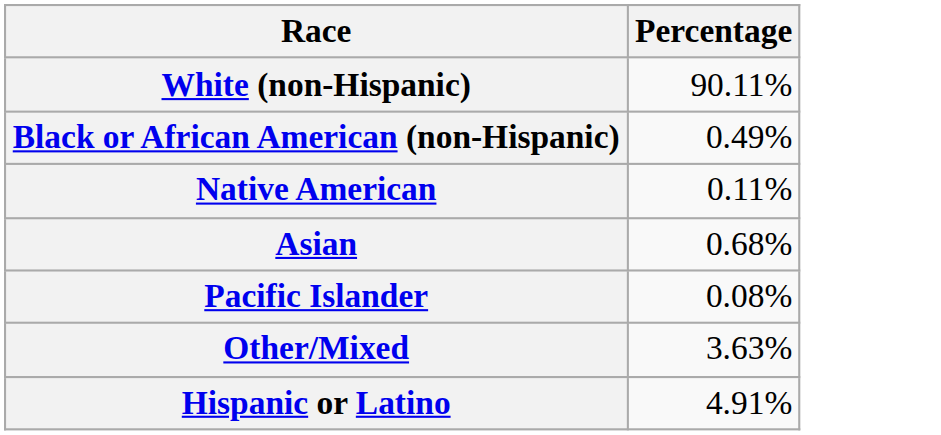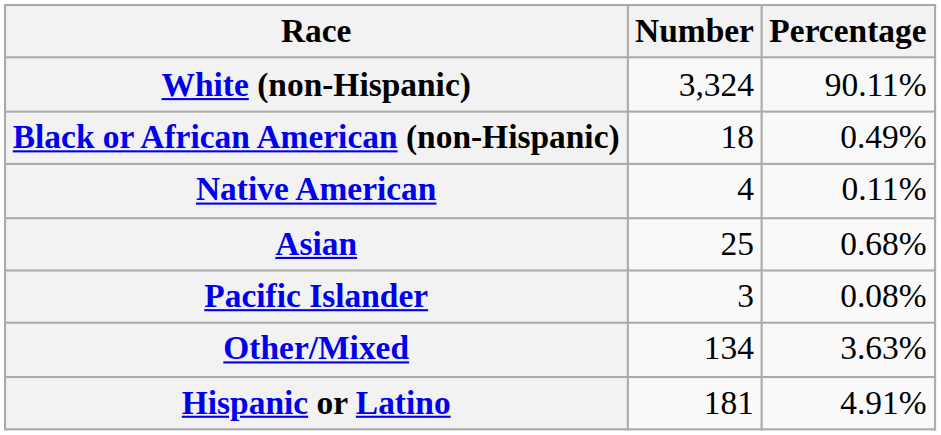+ column: (695, 31)
